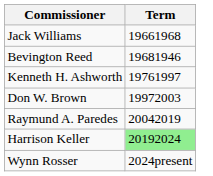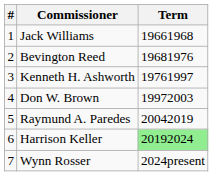+ column: (11, 14)
(155, 56) 19681946 -> (167, 56) 19681976
